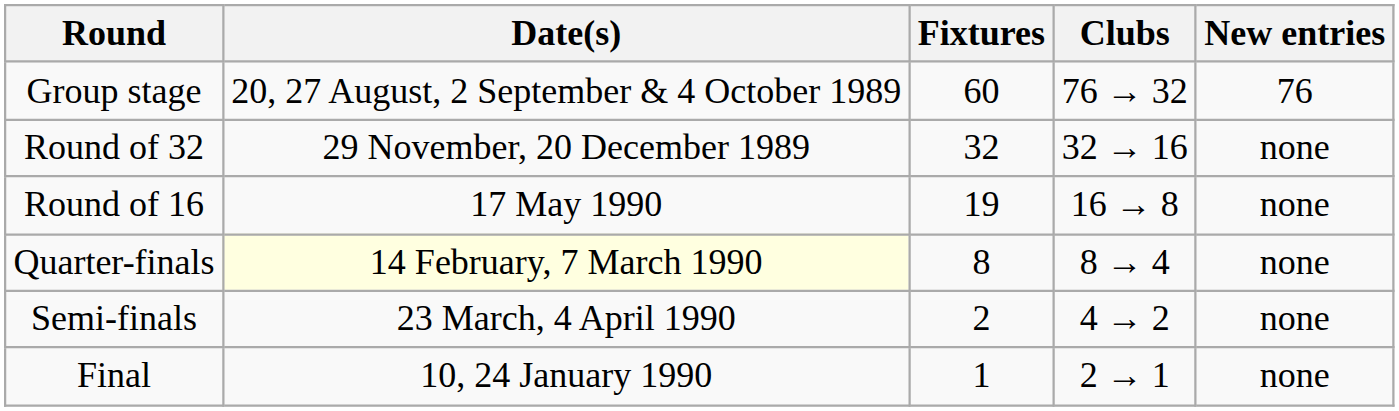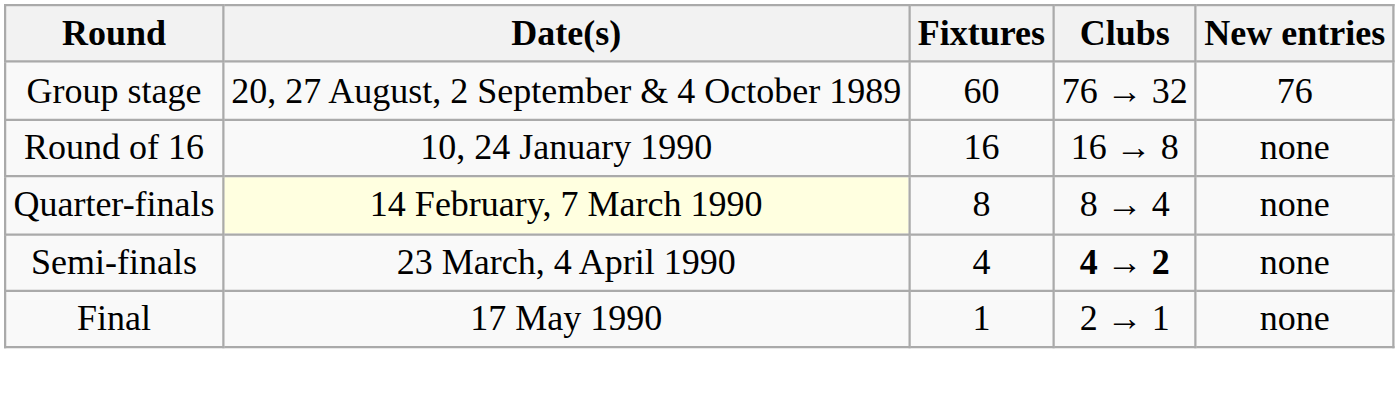- row: (114, 147)
(566, 204) 17 May 1990 -> (566, 147) 10, 24 January 1990
(981, 204) 19 -> (981, 147) 16
(981, 318) 2 -> (981, 261) 4
(1125, 318) normal -> (1125, 261) bold
(566, 375) 10, 24 January 1990 -> (566, 318) 17 May 1990
